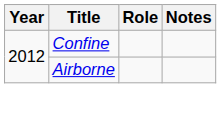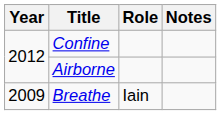+ row: (81, 95)
